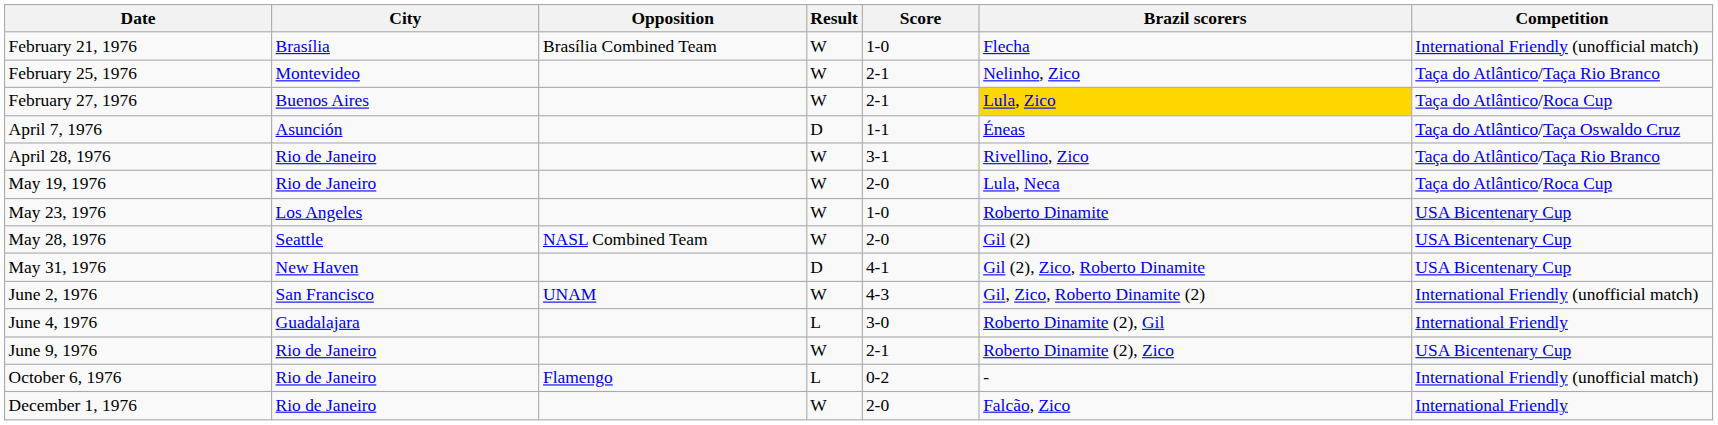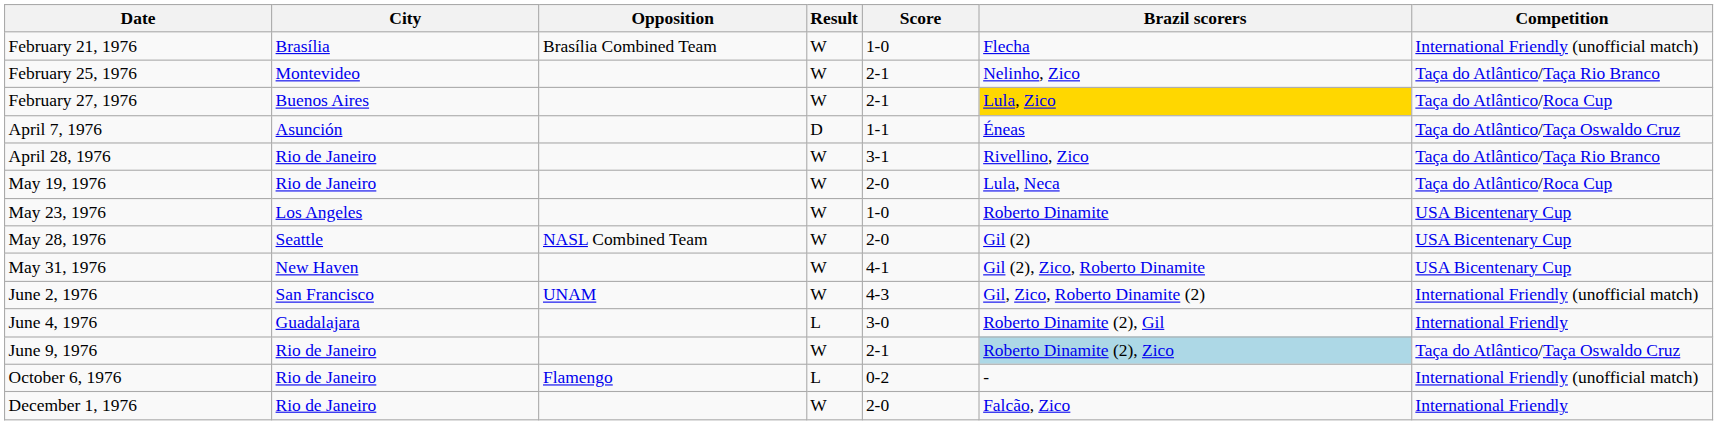(817, 267) D -> (819, 267) W
(1079, 350) no background -> (1079, 350) lightblue background
(1493, 350) USA Bicentenary Cup -> (1548, 350) Taça do Atlântico/Taça Oswaldo Cruz
